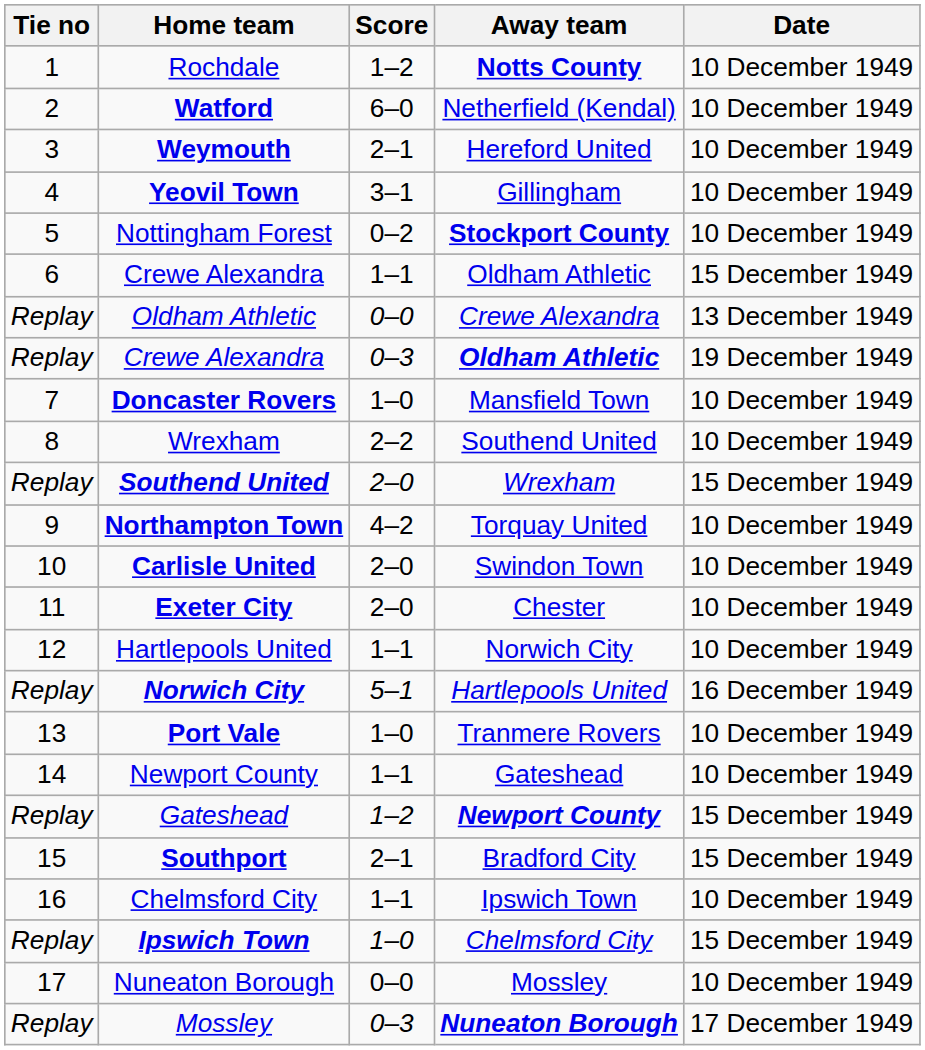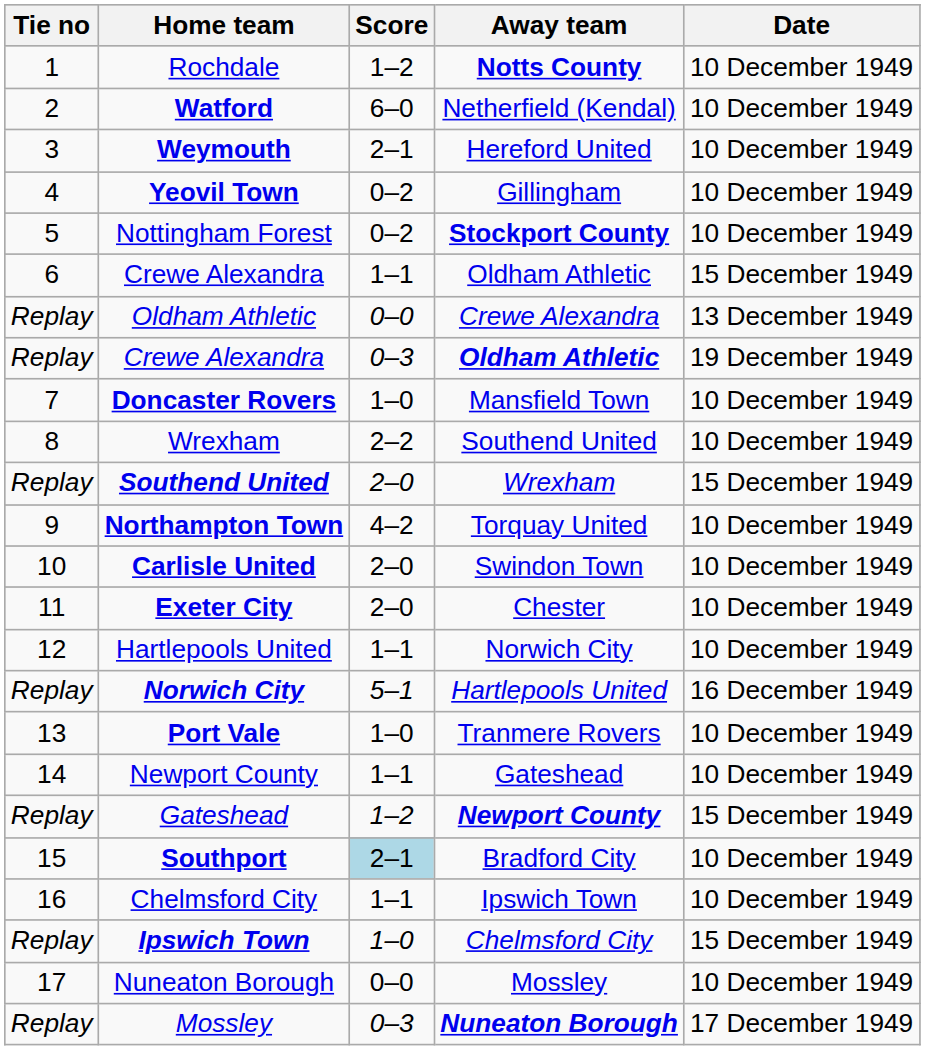(392, 191) 3–1 -> (392, 191) 0–2
(392, 857) no background -> (392, 857) lightblue background
(802, 857) 15 December 1949 -> (802, 857) 10 December 1949
